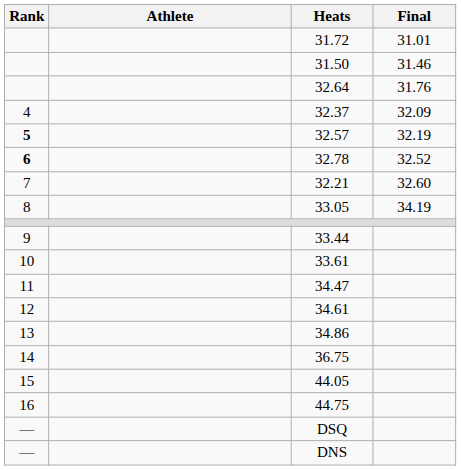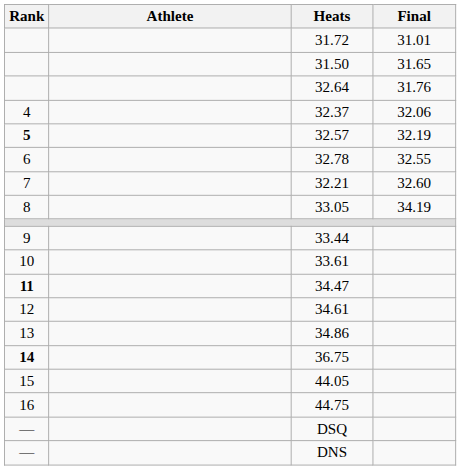(414, 64) 31.46 -> (414, 64) 31.65
(414, 111) 32.09 -> (414, 111) 32.06
(27, 159) bold -> (27, 159) normal
(414, 159) 32.52 -> (414, 159) 32.55
(27, 285) normal -> (27, 285) bold
(27, 357) normal -> (27, 357) bold
